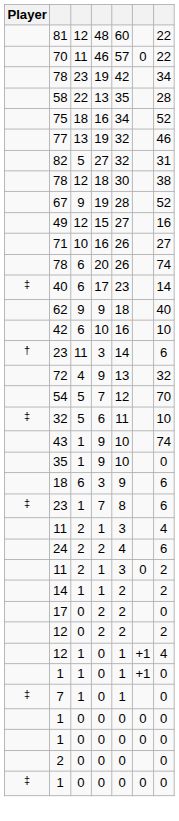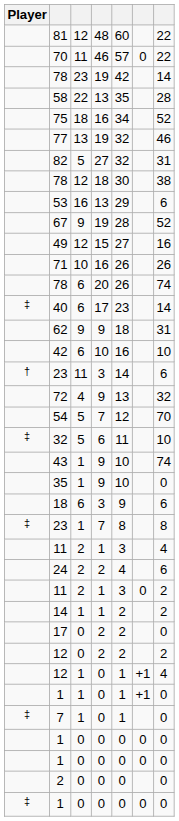(164, 77) 34 -> (164, 77) 14
+ row: (60, 202)
(164, 243) 27 -> (164, 264) 26
(164, 309) 40 -> (164, 330) 31
(164, 505) 6 -> (164, 526) 8
